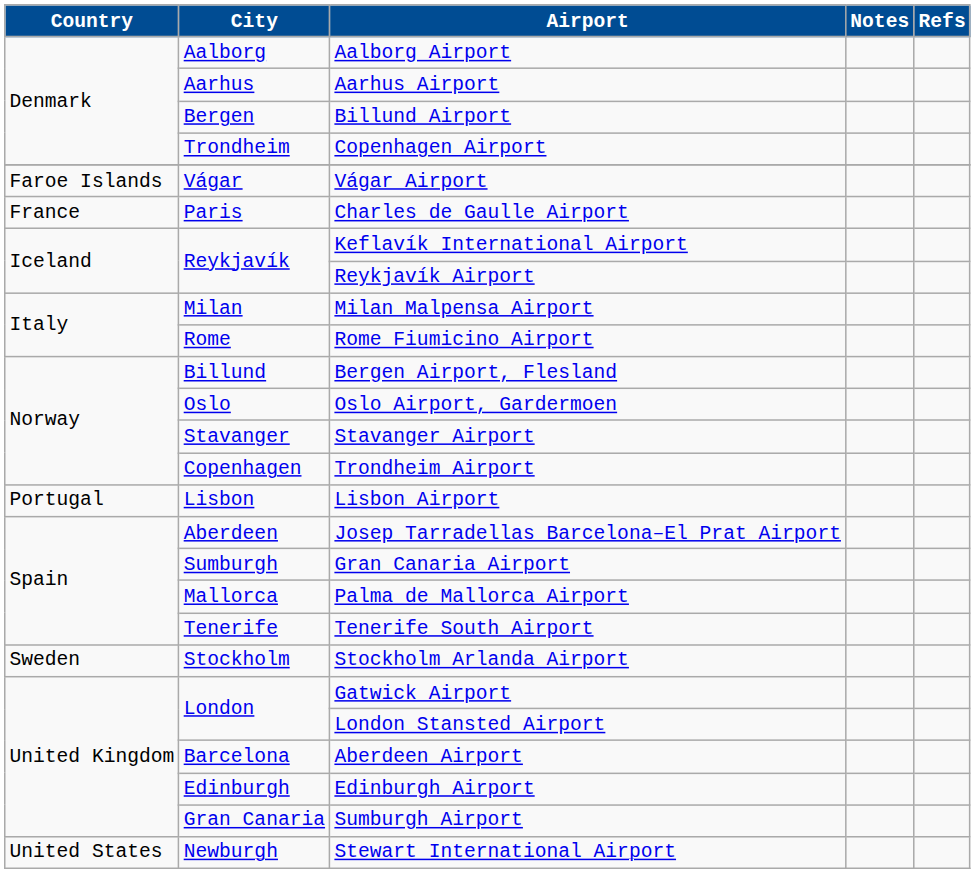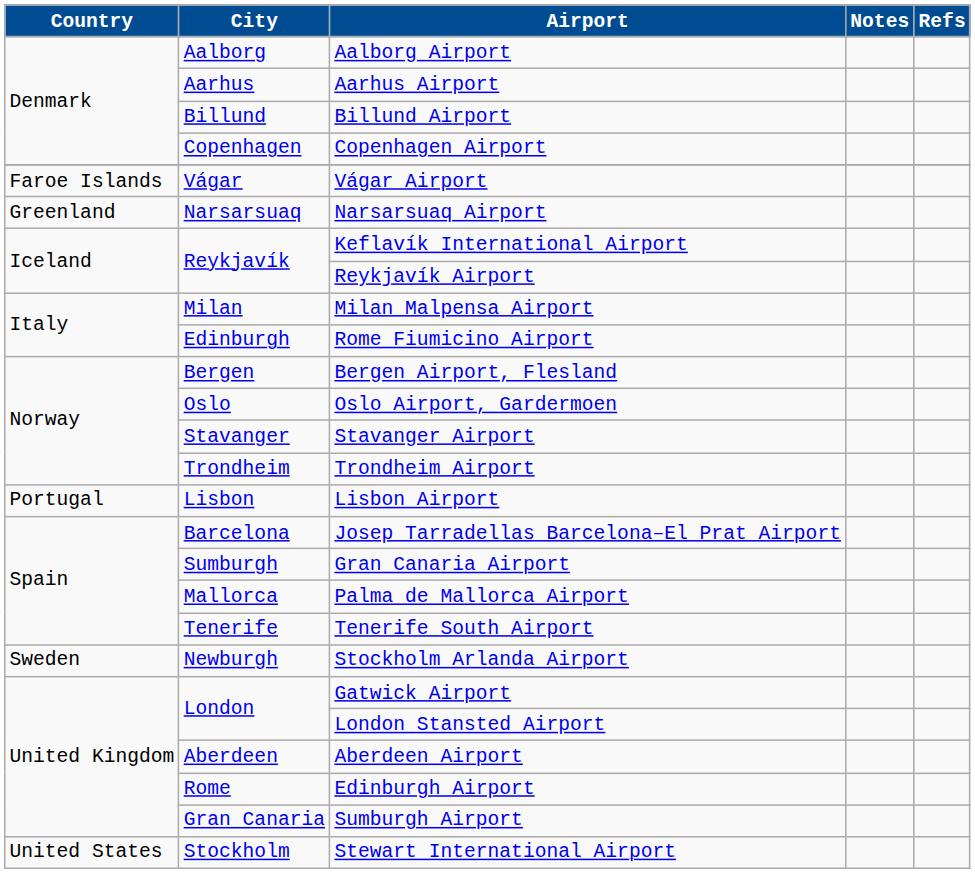(219, 117) Bergen -> (225, 117) Billund
(237, 149) Trondheim -> (243, 149) Copenhagen
- row: (482, 213)
+ row: (440, 213)
(207, 341) Rome -> (237, 341) Edinburgh
(225, 373) Billund -> (219, 373) Bergen
(243, 469) Copenhagen -> (237, 469) Trondheim
(231, 533) Aberdeen -> (237, 533) Barcelona
(237, 661) Stockholm -> (231, 661) Newburgh
(237, 757) Barcelona -> (231, 757) Aberdeen
(237, 789) Edinburgh -> (207, 789) Rome
(231, 853) Newburgh -> (237, 853) Stockholm
